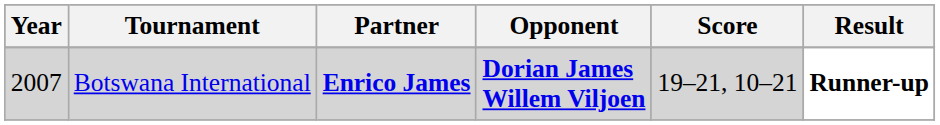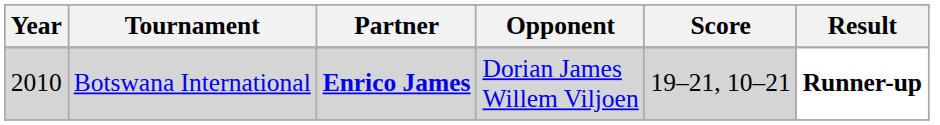(36, 82) 2007 -> (36, 82) 2010
(564, 82) bold -> (561, 82) normal
